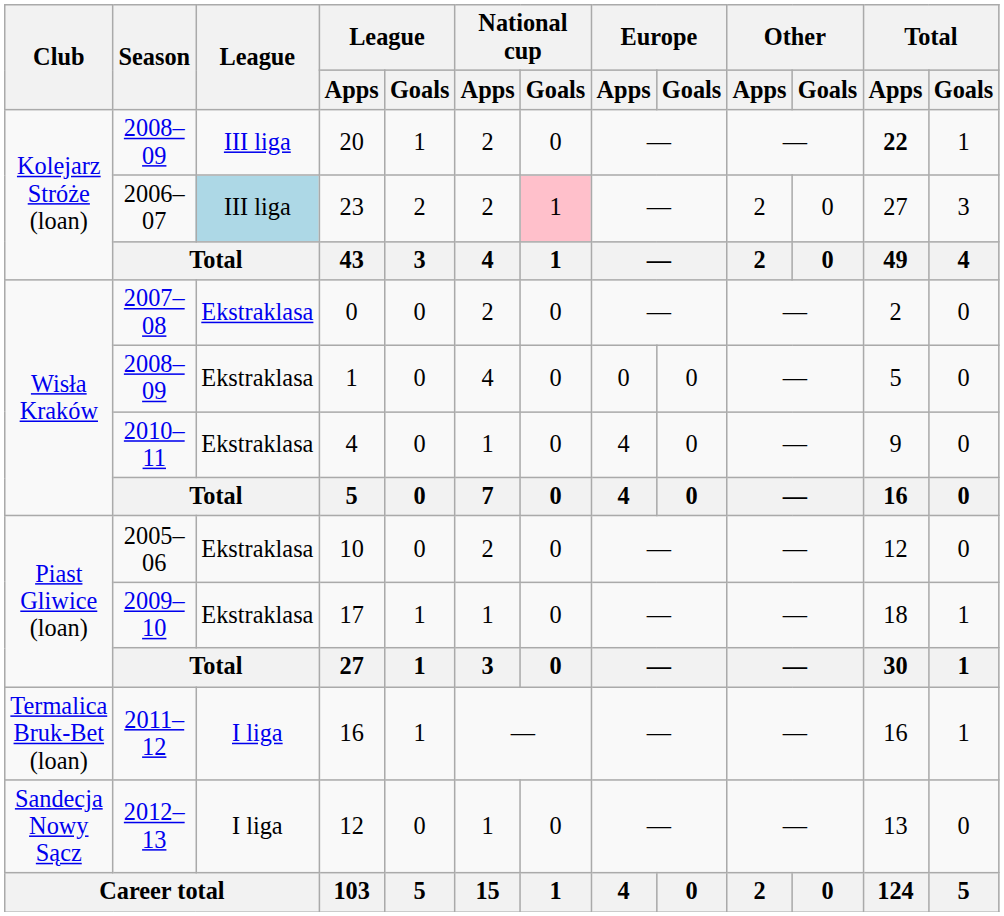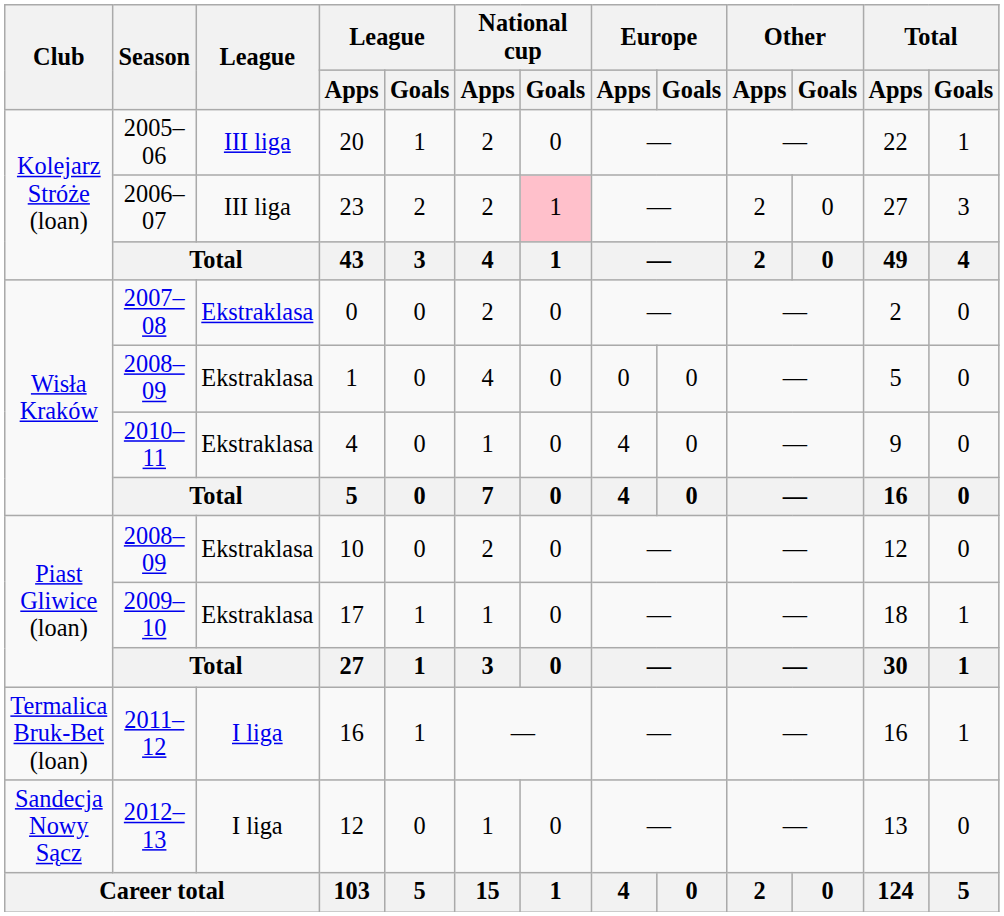(154, 141) 2008–09 -> (154, 141) 2005–06
(896, 141) bold -> (896, 141) normal
(257, 207) lightblue background -> (257, 207) no background
(154, 548) 2005–06 -> (154, 548) 2008–09
